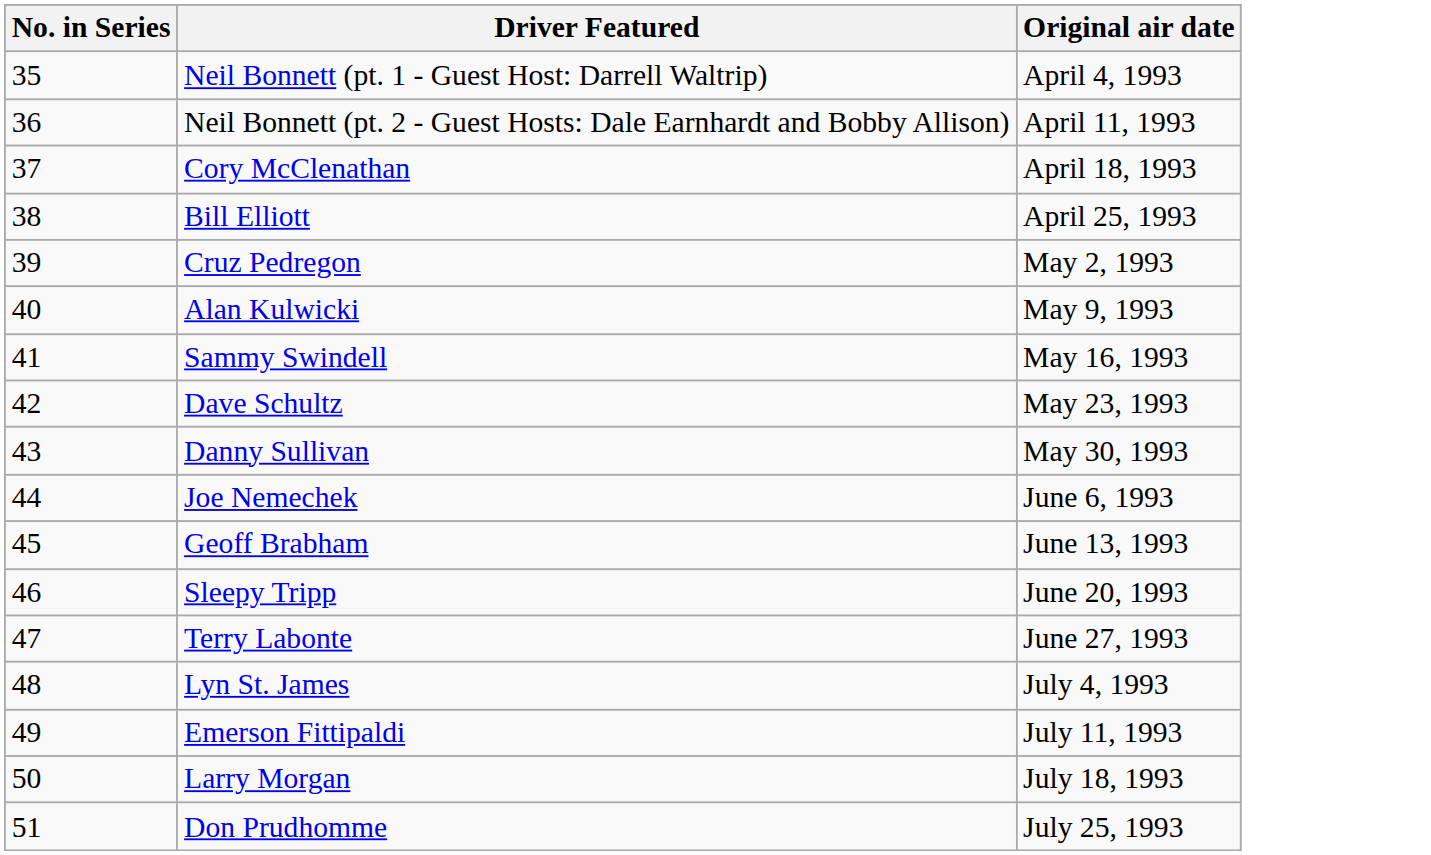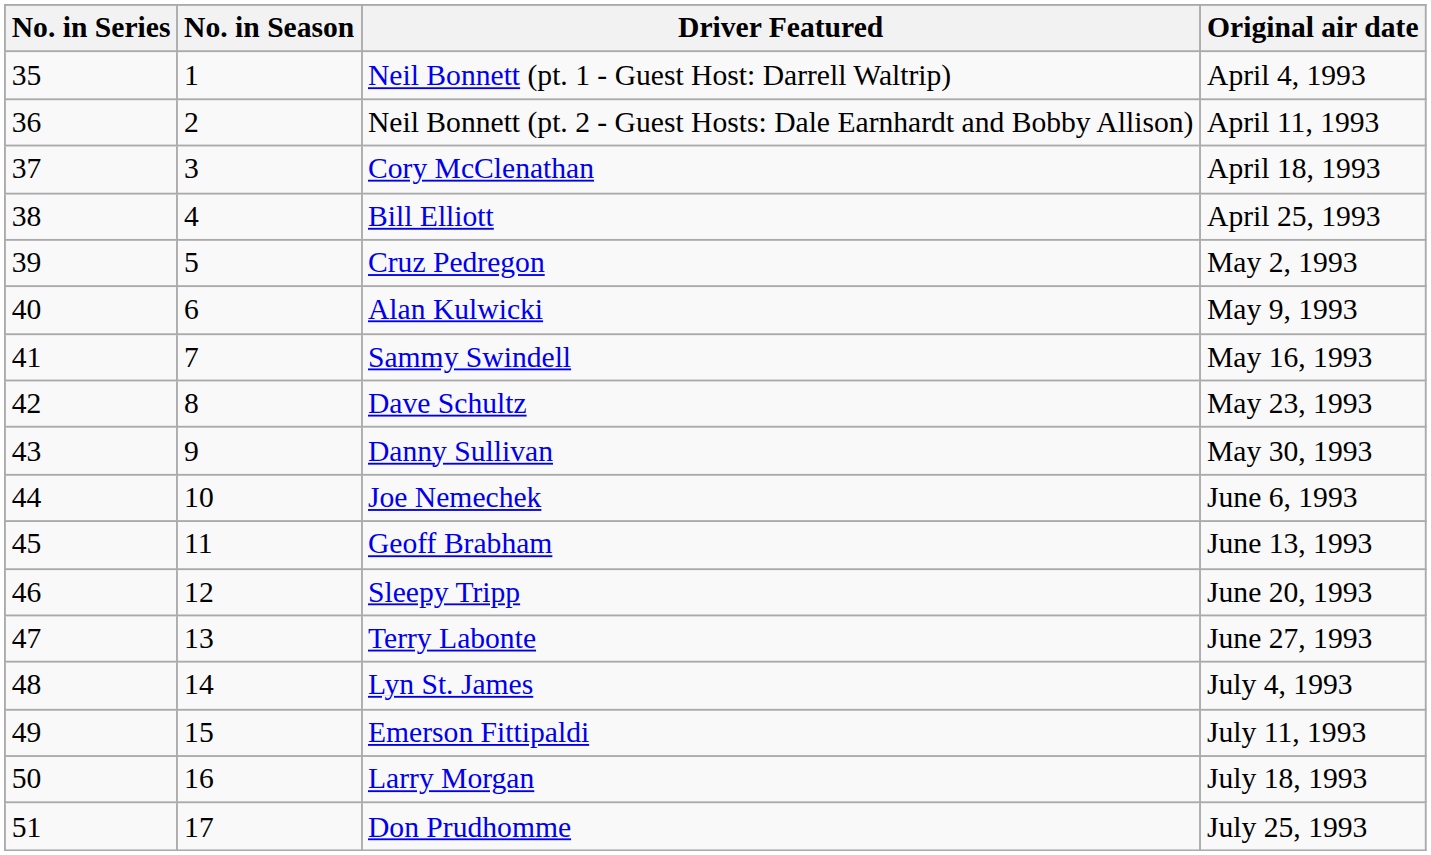+ column: (269, 27)
